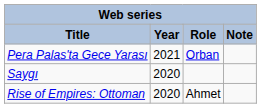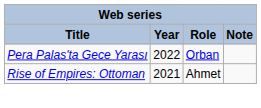(167, 54) 2021 -> (167, 54) 2022
- row: (23, 74)
(167, 93) 2020 -> (167, 74) 2021
